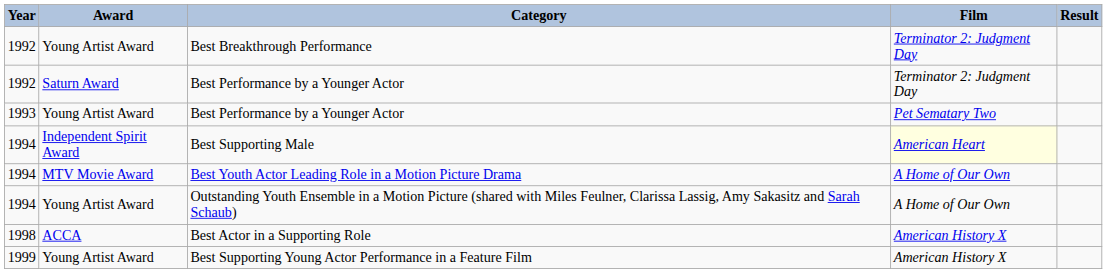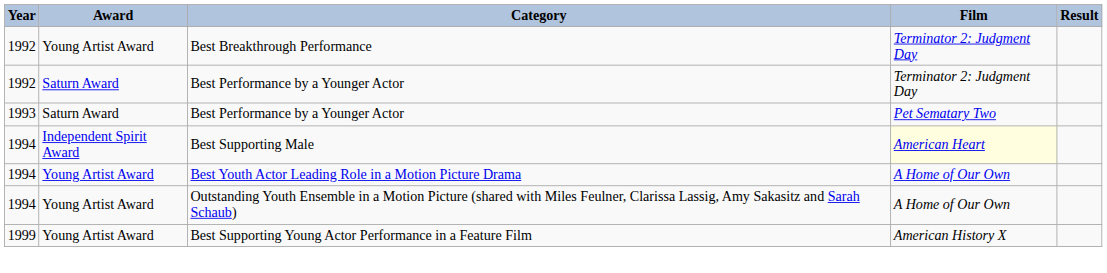(98, 114) Young Artist Award -> (81, 114) Saturn Award
(98, 174) MTV Movie Award -> (98, 174) Young Artist Award
- row: (22, 235)
